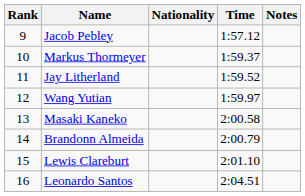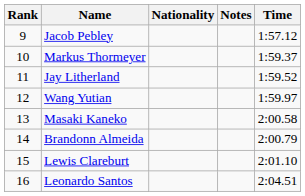columns swapped: (240, 14) <-> (282, 14)
